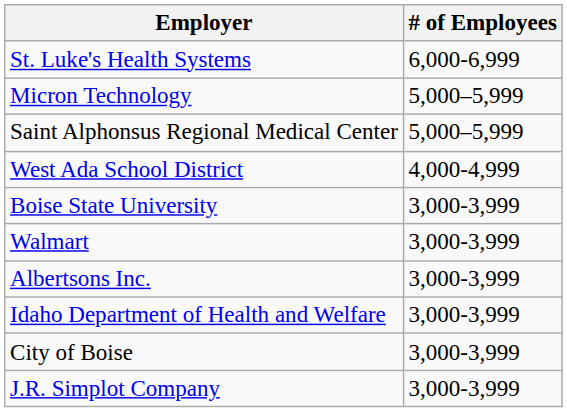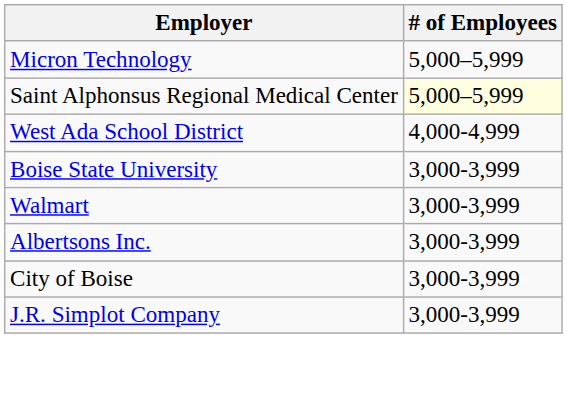- row: (131, 59)
(466, 132) no background -> (466, 95) lightyellow background
- row: (198, 315)
